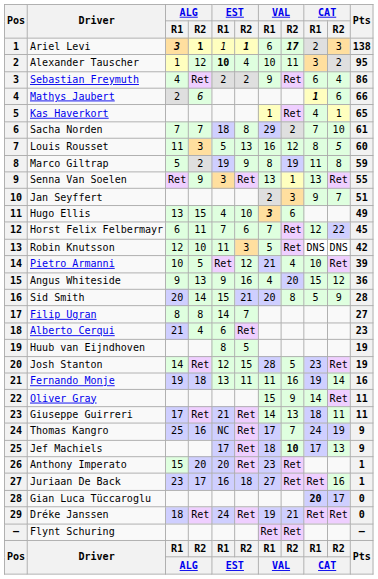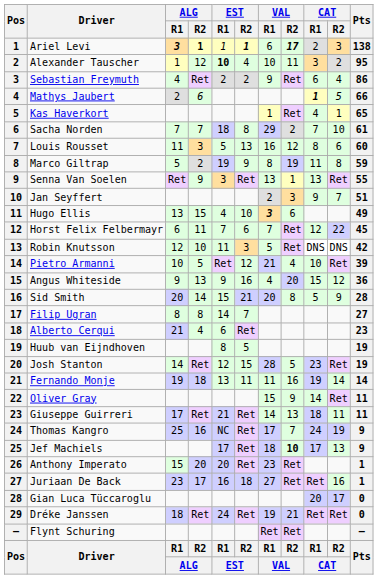(339, 97) 6 -> (339, 97) 5
(339, 147) 5 -> (339, 147) 6
(362, 381) 16 -> (362, 381) 14
(316, 499) bold -> (316, 499) normal
